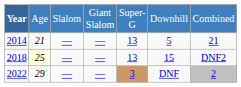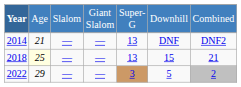(169, 41) 5 -> (169, 41) DNF
(213, 41) 21 -> (213, 41) DNF2
(213, 57) DNF2 -> (213, 57) 21
(169, 74) DNF -> (169, 74) 5
